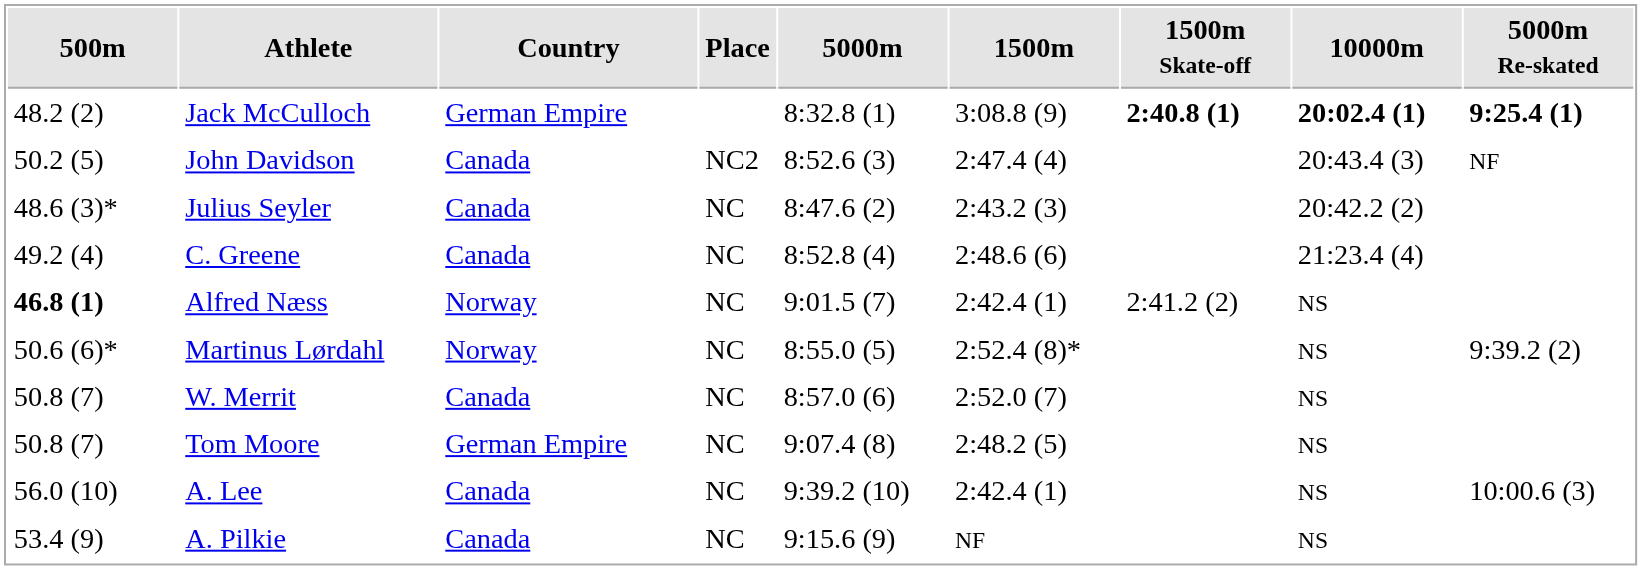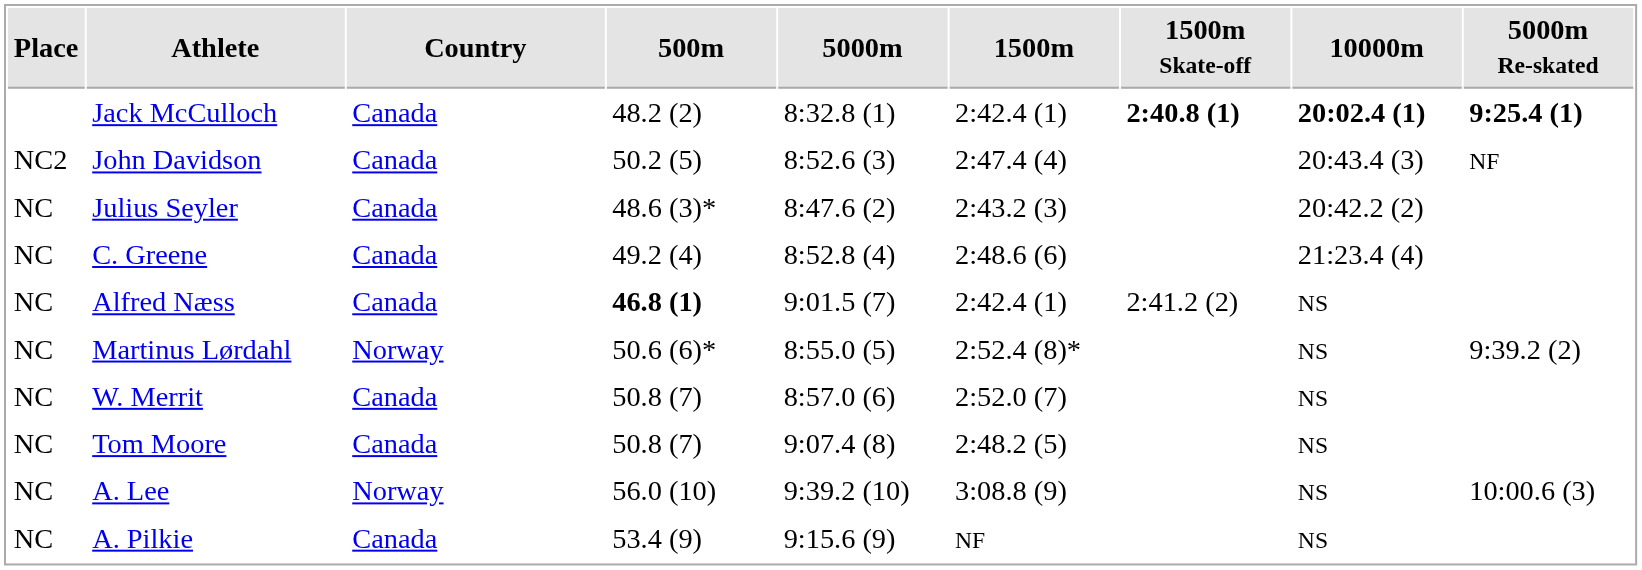columns swapped: (738, 46) <-> (93, 46)
(536, 112) German Empire -> (395, 112) Canada
(1011, 112) 3:08.8 (9) -> (1011, 112) 2:42.4 (1)
(491, 301) Norway -> (395, 301) Canada
(536, 443) German Empire -> (395, 443) Canada
(488, 491) Canada -> (398, 491) Norway
(1011, 491) 2:42.4 (1) -> (1011, 491) 3:08.8 (9)
